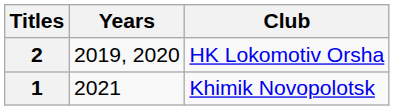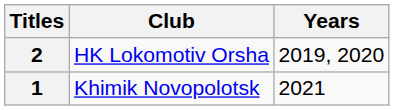columns swapped: (287, 21) <-> (127, 21)
